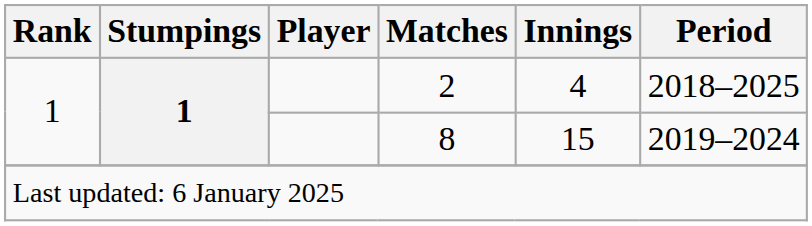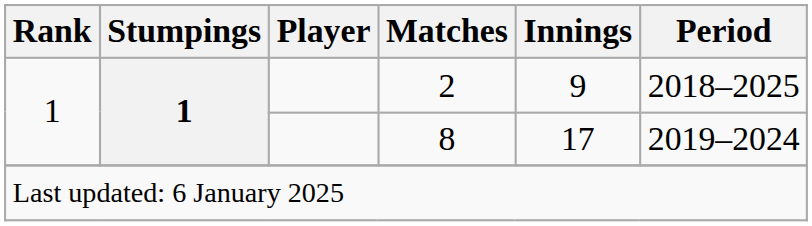(578, 84) 4 -> (578, 84) 9
(578, 138) 15 -> (578, 138) 17
